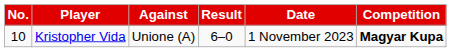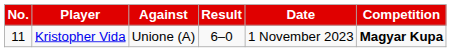(18, 36) 10 -> (18, 36) 11
